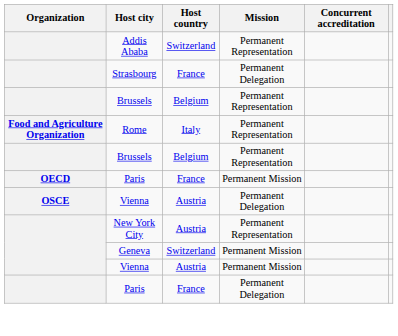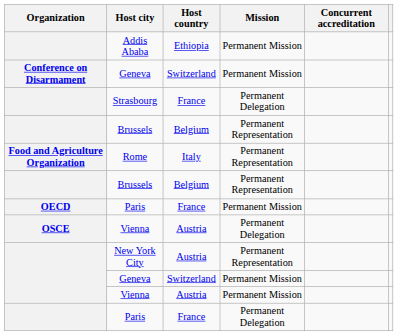(191, 46) Switzerland -> (191, 46) Ethiopia
(262, 46) Permanent Representation -> (262, 46) Permanent Mission
+ row: (56, 73)
